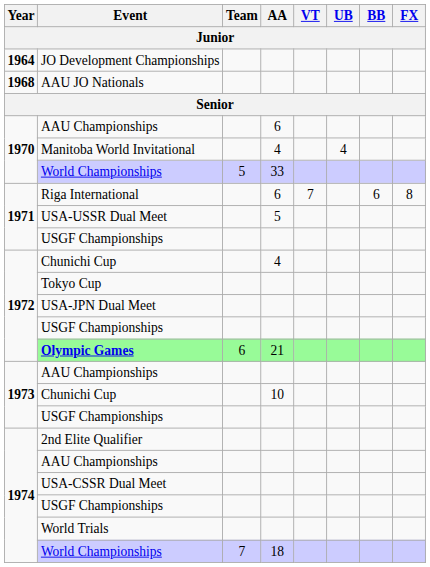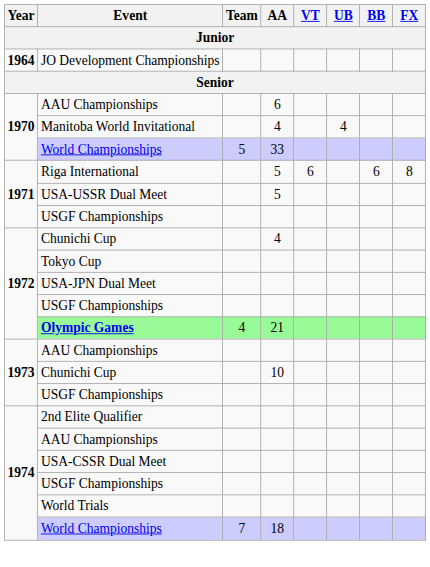- row: (21, 82)
(277, 194) 6 -> (277, 171) 5
(310, 194) 7 -> (310, 171) 6
(242, 350) 6 -> (242, 328) 4
